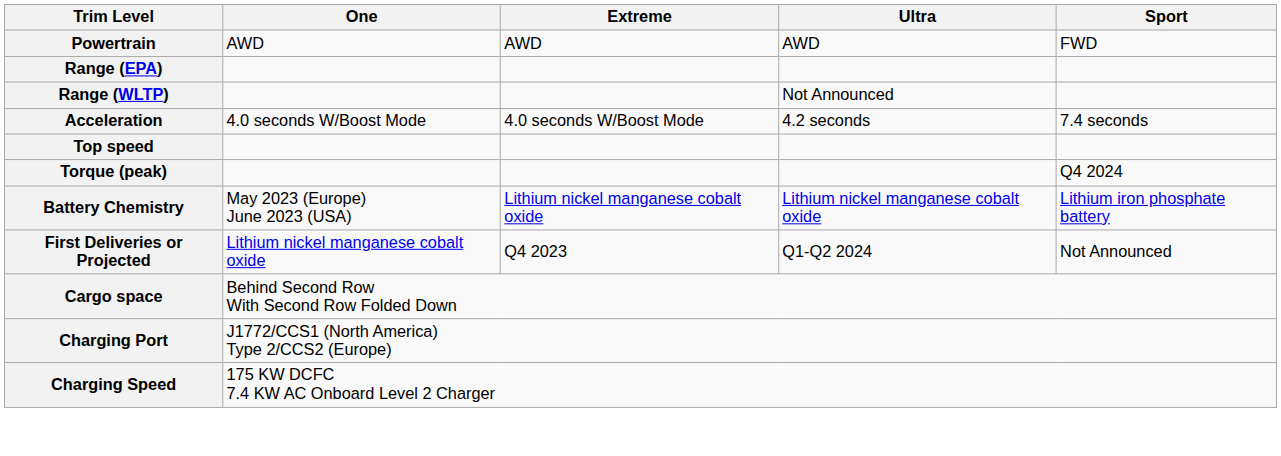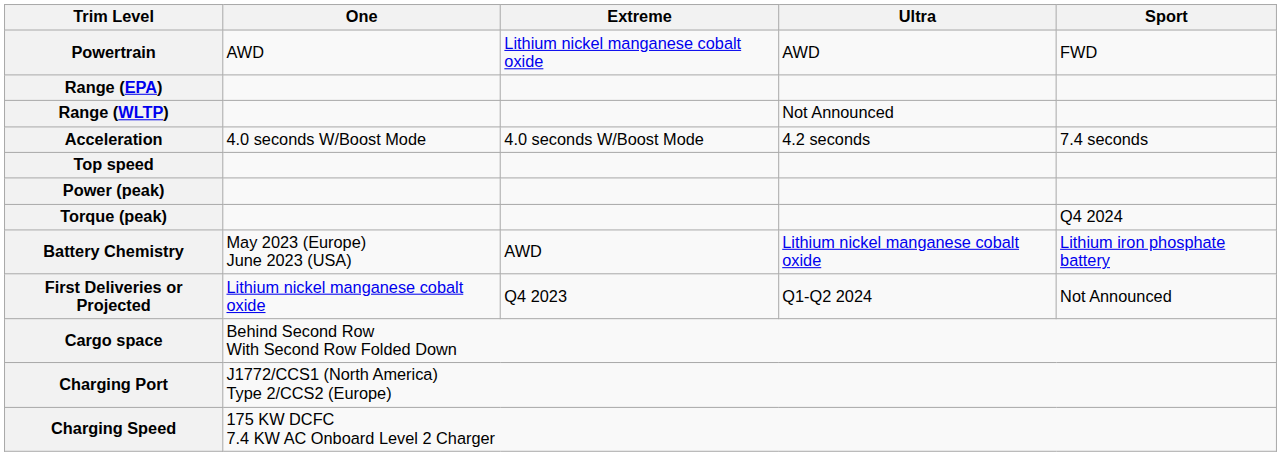(523, 43) AWD -> (623, 52) Lithium nickel manganese cobalt oxide
+ row: (114, 191)
(623, 207) Lithium nickel manganese cobalt oxide -> (523, 252) AWD
